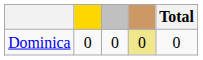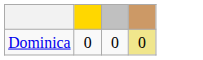- column: (177, 17)
